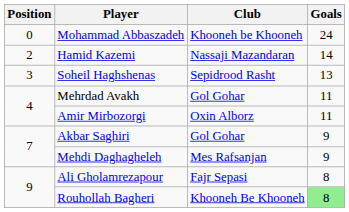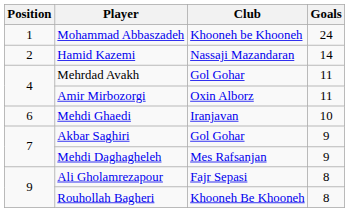(29, 34) 0 -> (29, 34) 1
- row: (106, 75)
+ row: (94, 116)
(326, 197) lightgreen background -> (326, 197) no background
